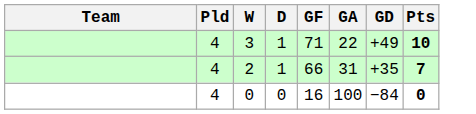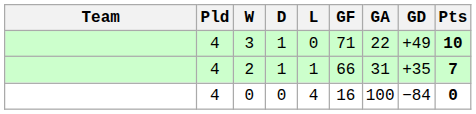+ column: (314, 18)
